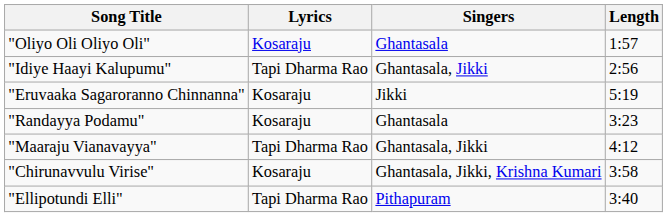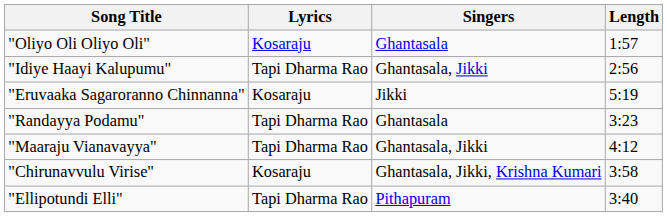(282, 120) Kosaraju -> (310, 120) Tapi Dharma Rao
